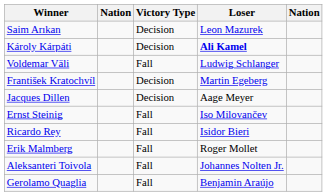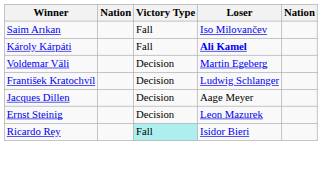(155, 30) Decision -> (144, 30) Fall
(231, 30) Leon Mazurek -> (234, 30) Iso Milovančev
(155, 47) Decision -> (144, 47) Fall
(144, 64) Fall -> (155, 64) Decision
(240, 64) Ludwig Schlanger -> (234, 64) Martin Egeberg
(234, 81) Martin Egeberg -> (240, 81) Ludwig Schlanger
(144, 115) Fall -> (155, 115) Decision
(234, 115) Iso Milovančev -> (231, 115) Leon Mazurek
(144, 132) no background -> (144, 132) paleturquoise background
- row: (40, 149)
- row: (49, 166)
- row: (47, 183)
